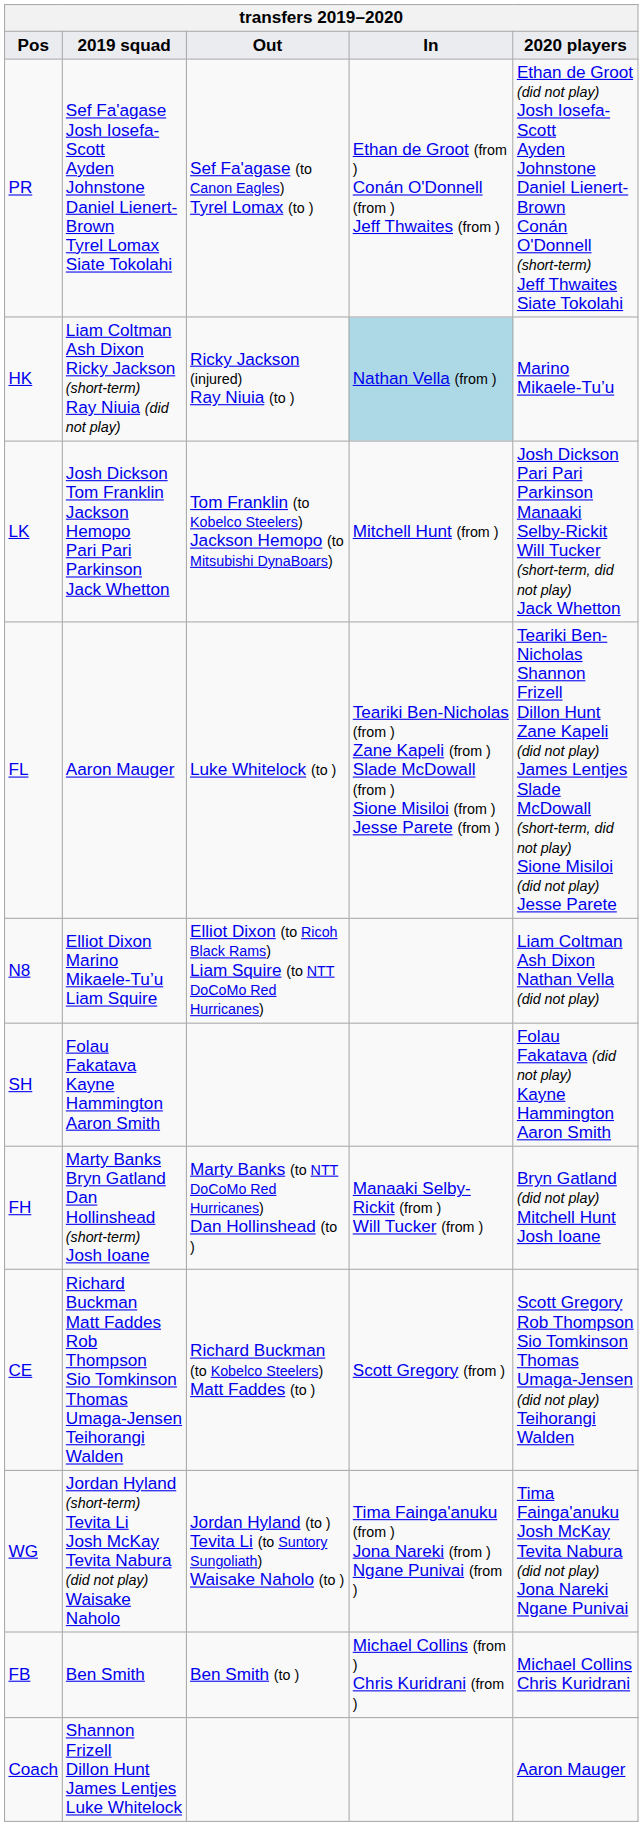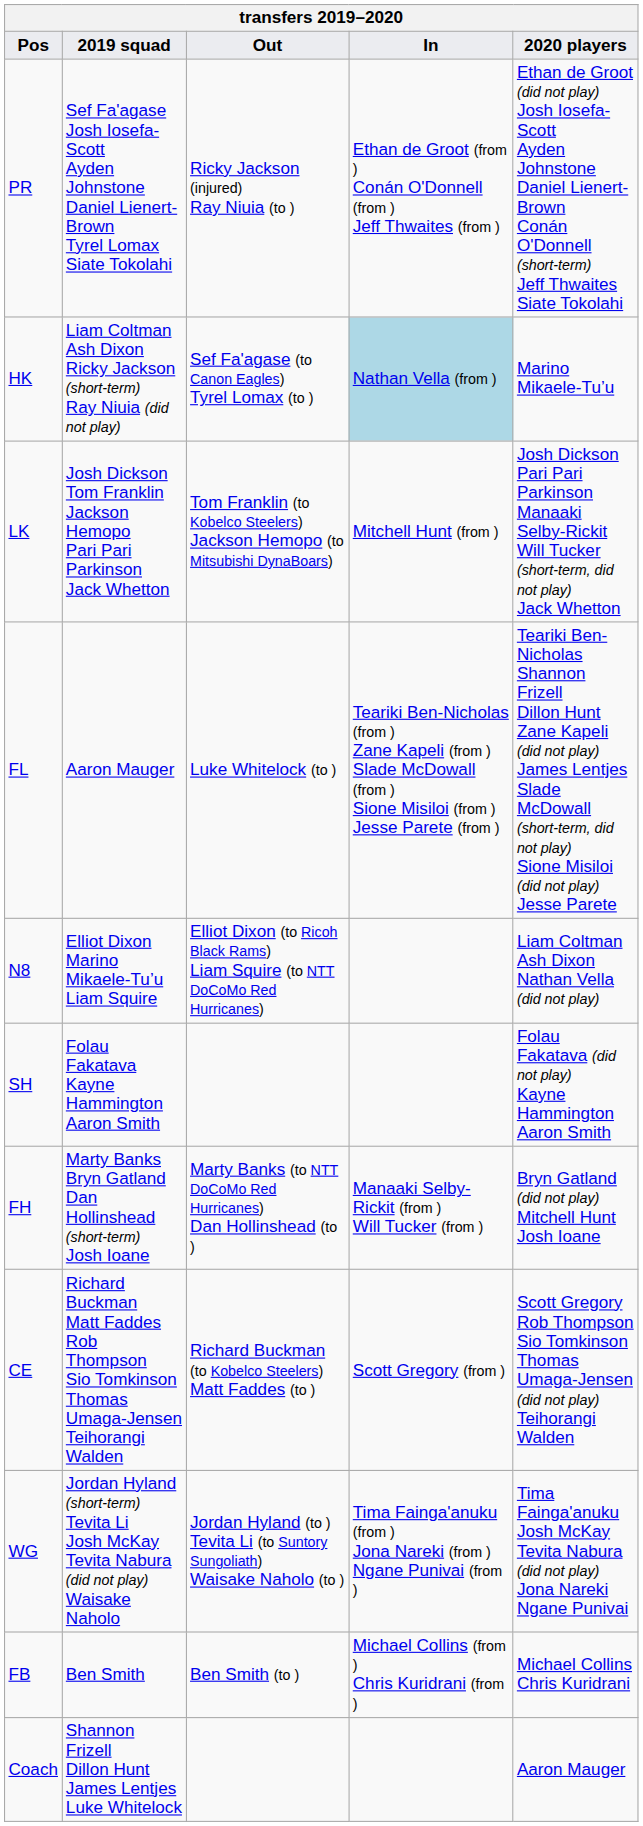(252, 187) Sef Fa'agase (to Canon Eagles) Tyrel Lomax (to ) -> (245, 187) Ricky Jackson (injured) Ray Niuia (to )
(245, 378) Ricky Jackson (injured) Ray Niuia (to ) -> (252, 378) Sef Fa'agase (to Canon Eagles) Tyrel Lomax (to )
